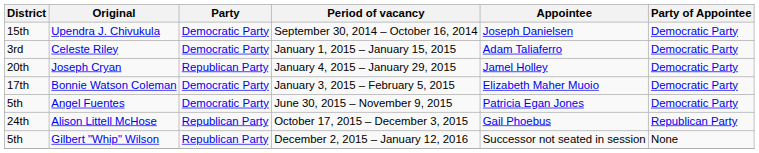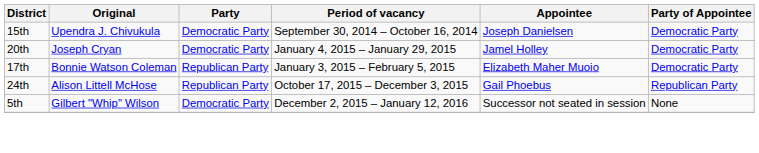- row: (85, 49)
(225, 67) Republican Party -> (225, 49) Democratic Party
(225, 85) Democratic Party -> (225, 67) Republican Party
- row: (88, 103)
(225, 139) Republican Party -> (225, 103) Democratic Party
